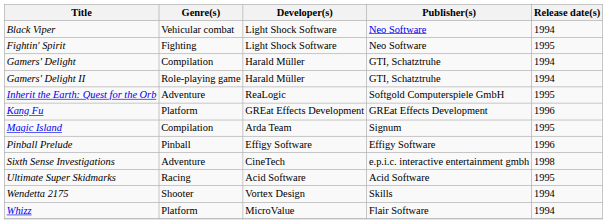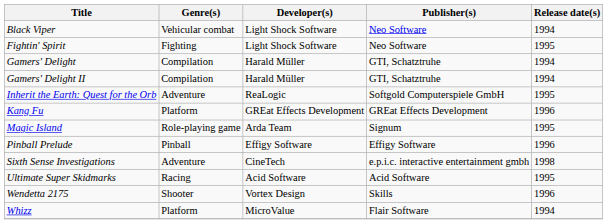(201, 78) Role-playing game -> (187, 78) Compilation
(187, 128) Compilation -> (201, 128) Role-playing game
(544, 194) 1994 -> (544, 194) 1996
